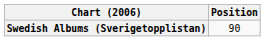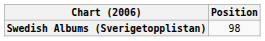(234, 28) 90 -> (234, 28) 98
